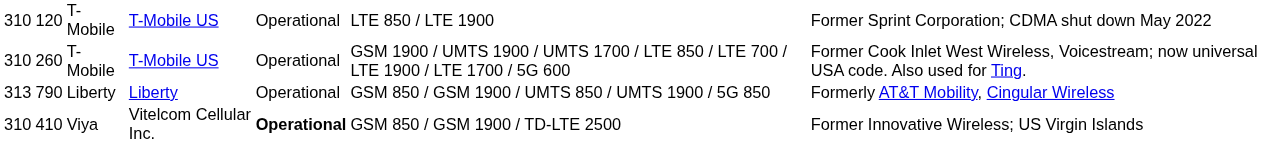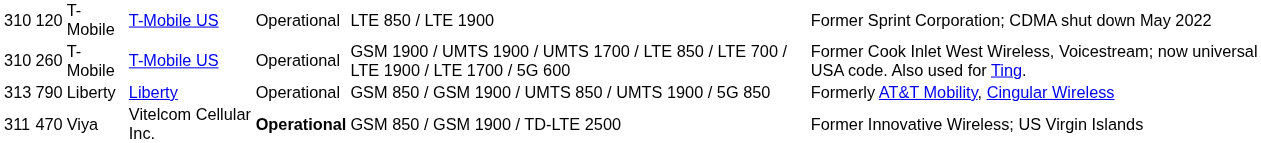(18, 124) 310 -> (17, 124) 311
(49, 124) 410 -> (49, 124) 470
